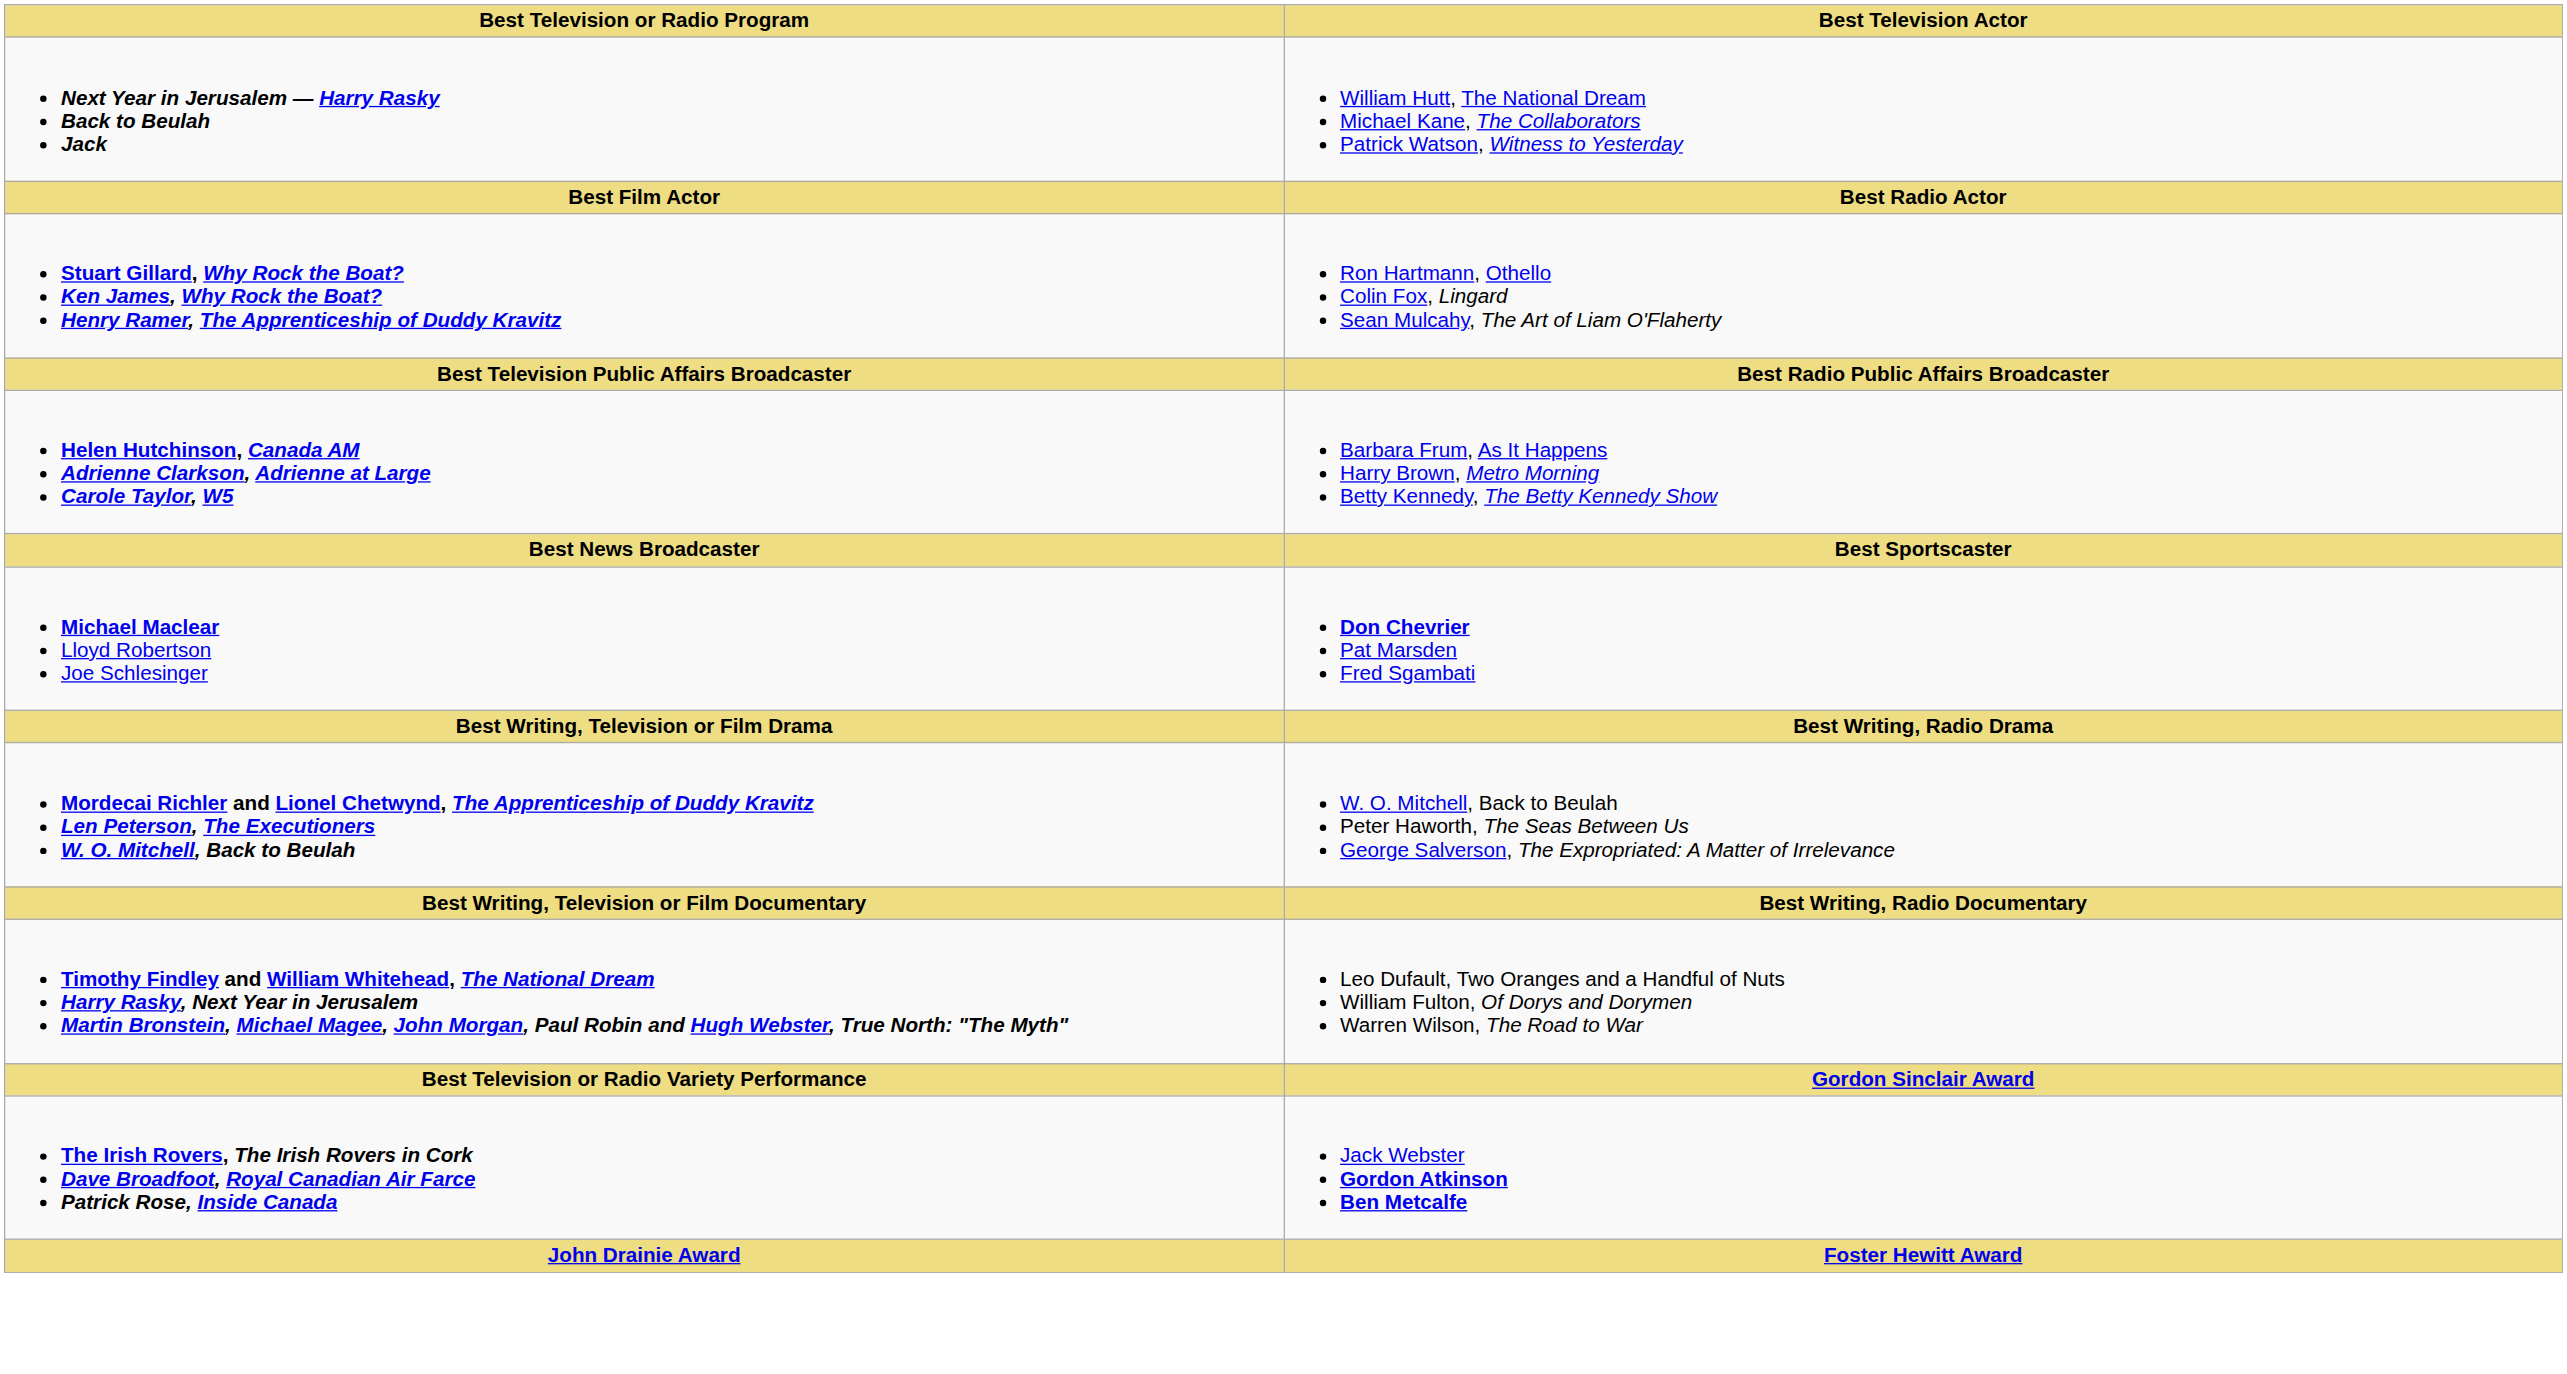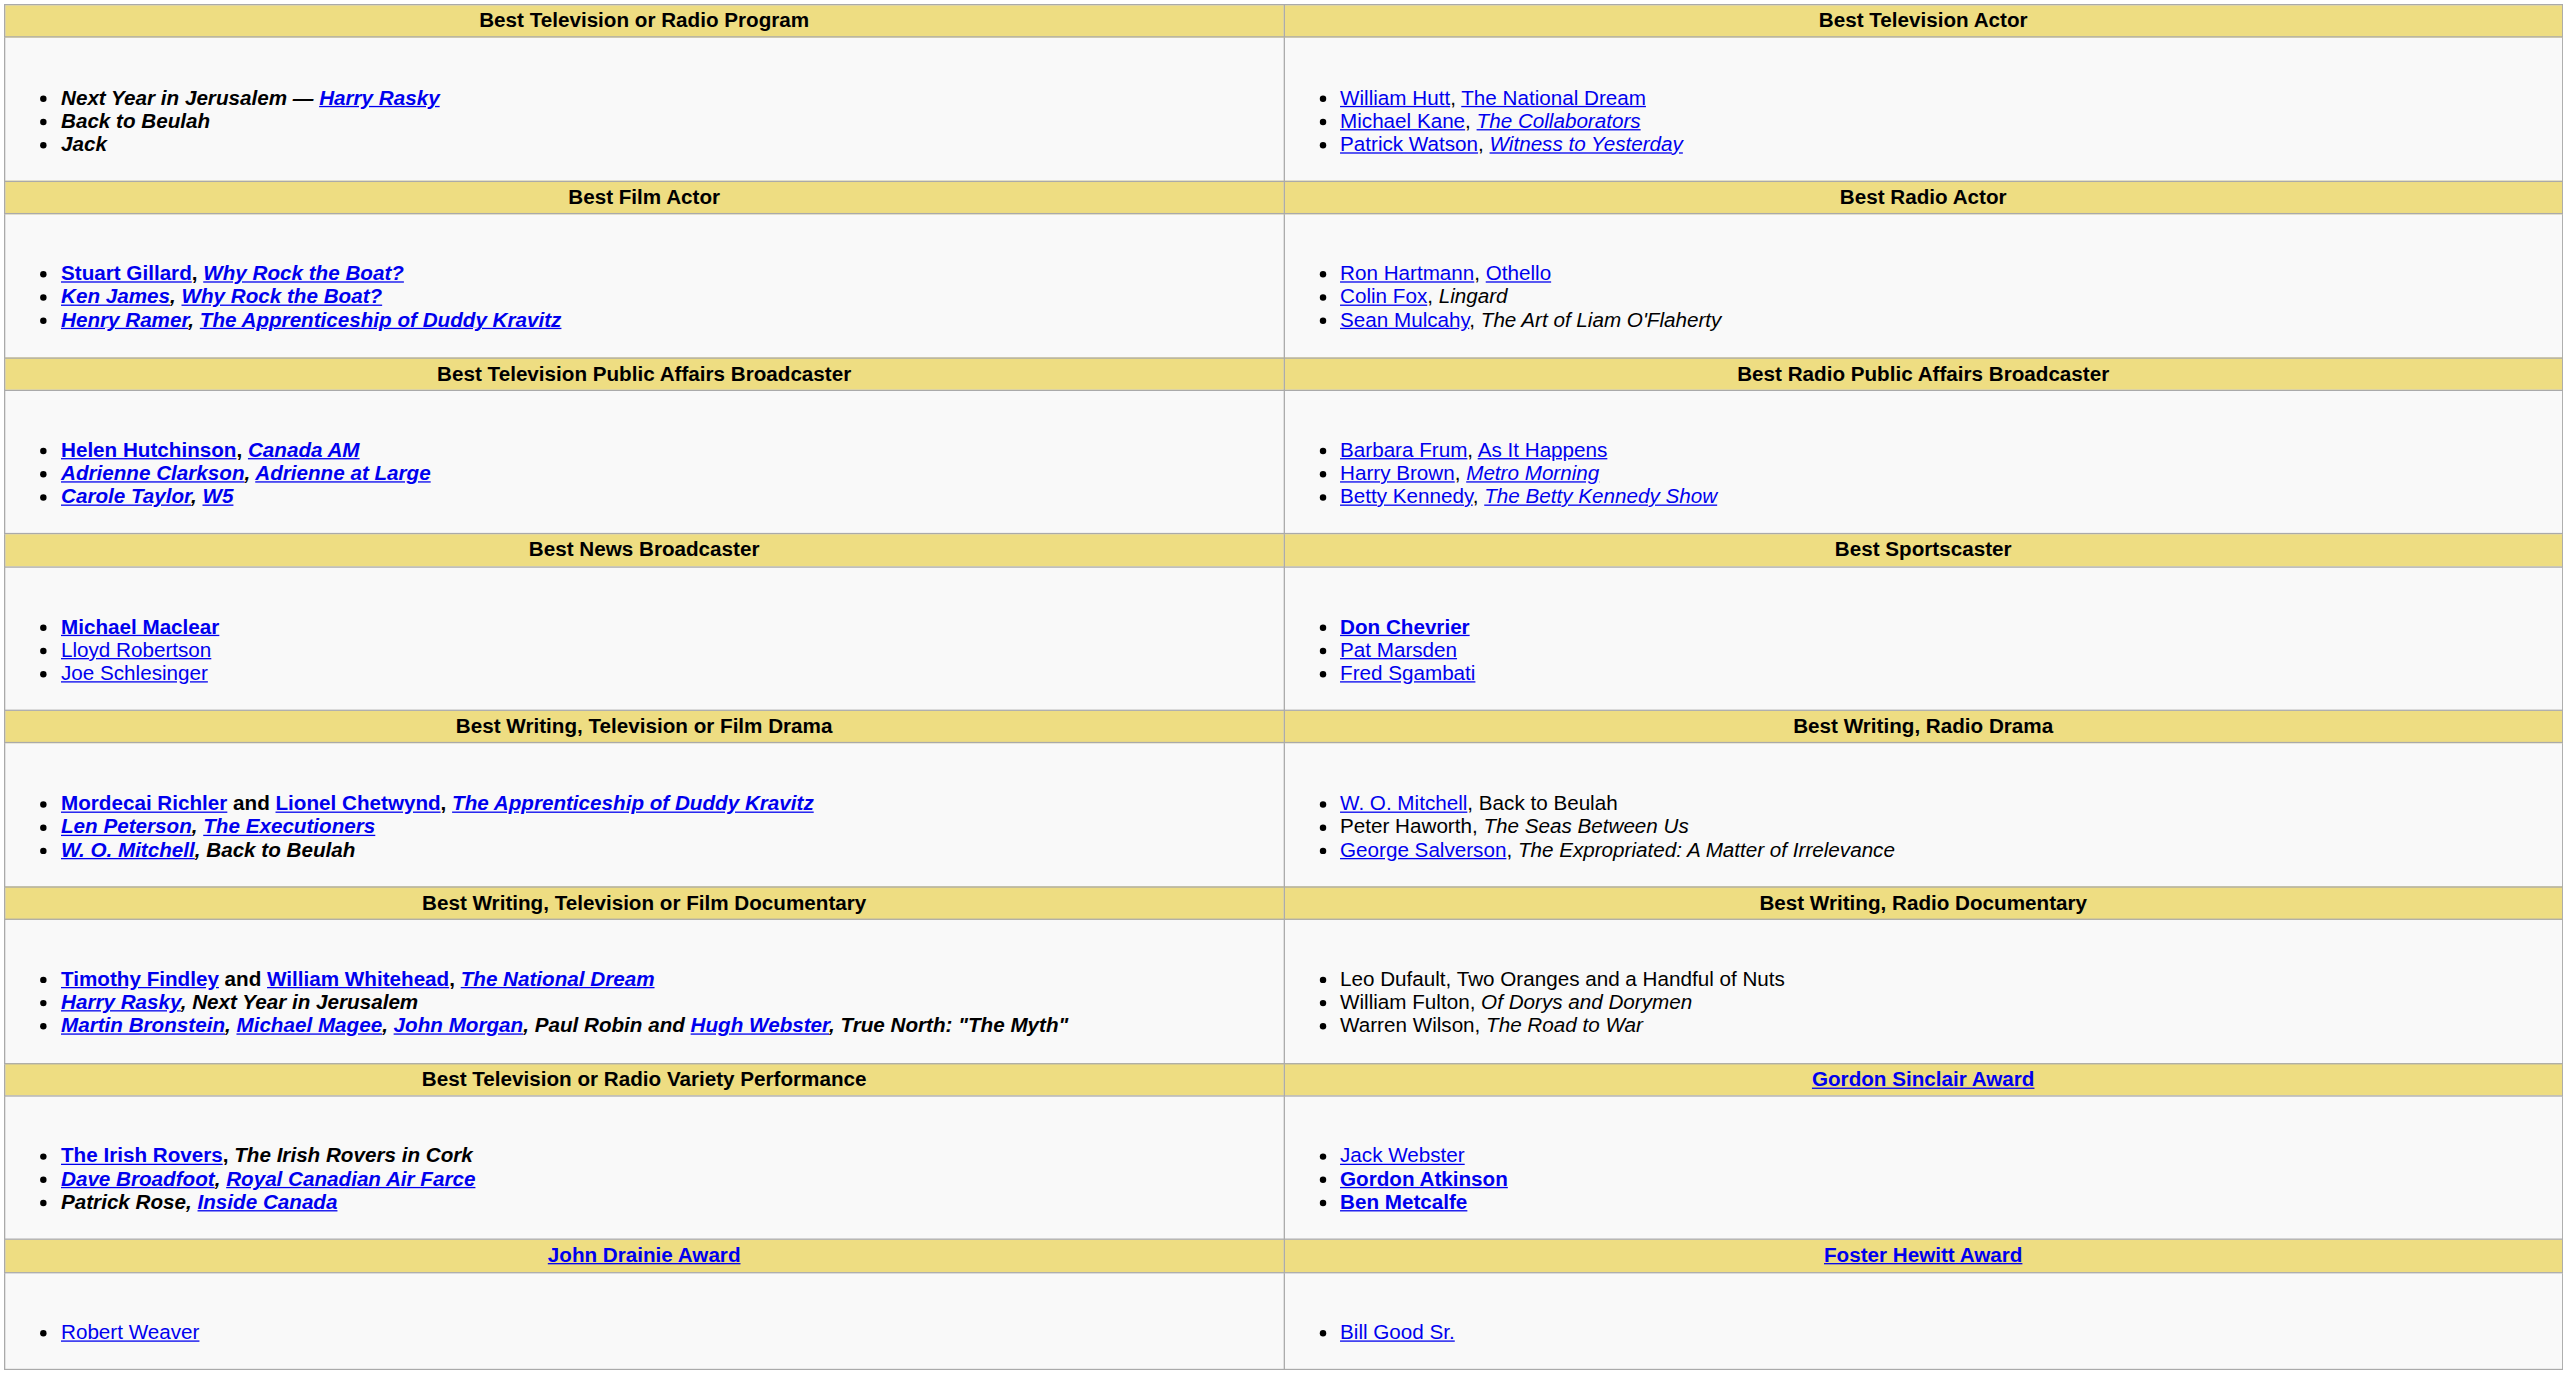+ row: (644, 1332)
